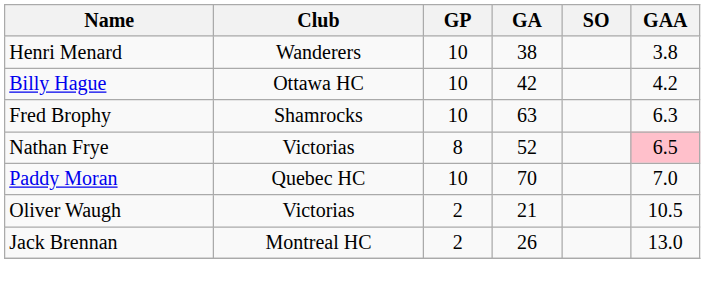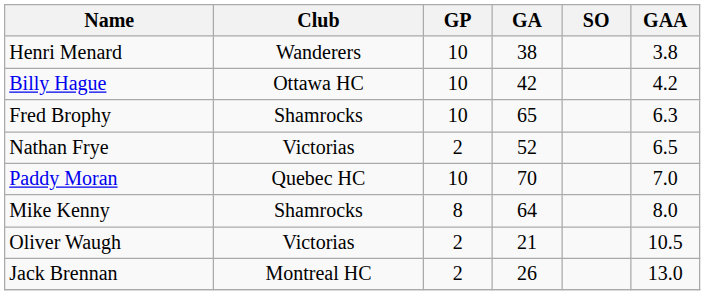(527, 115) 63 -> (527, 115) 65
(458, 147) 8 -> (458, 147) 2
(665, 147) pink background -> (665, 147) no background
+ row: (60, 210)
